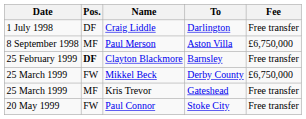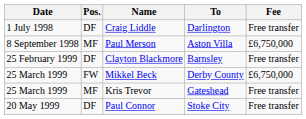(90, 59) bold -> (90, 59) normal
(91, 106) FW -> (90, 106) DF
